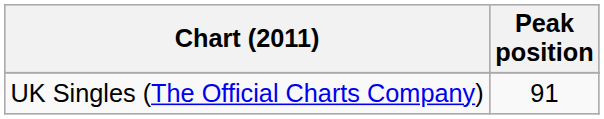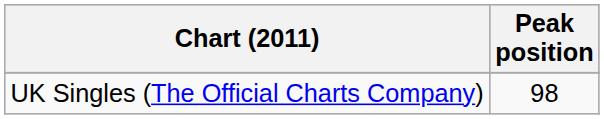(544, 93) 91 -> (544, 93) 98
